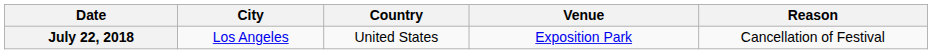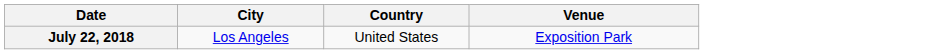- column: (813, 15)
